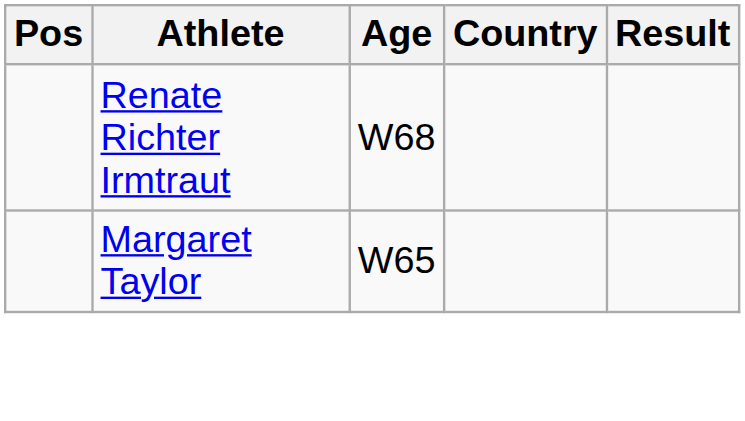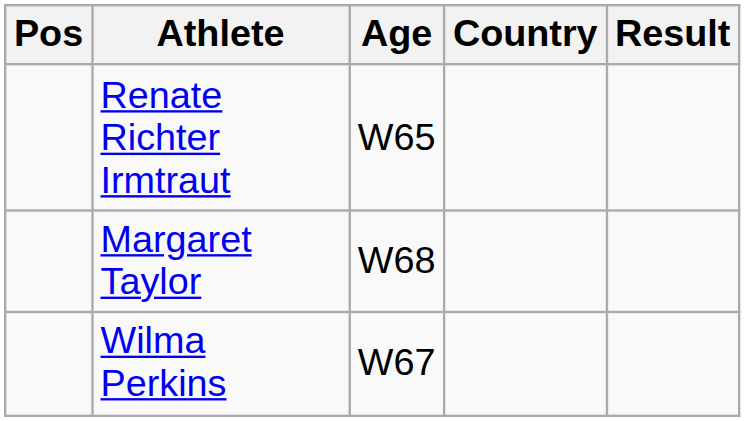(397, 136) W68 -> (397, 136) W65
(397, 260) W65 -> (397, 260) W68
+ row: (164, 362)
